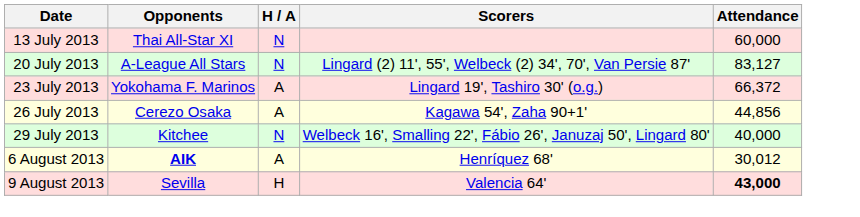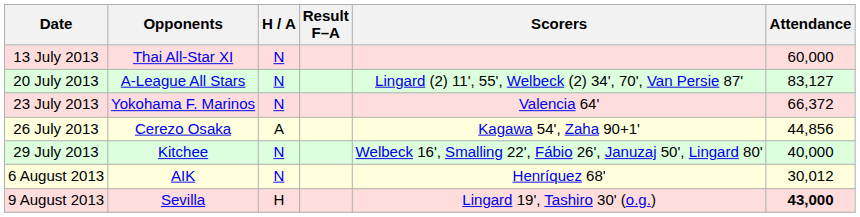+ column: (326, 24)
(279, 87) A -> (279, 104) N
(506, 87) Lingard 19', Tashiro 30' (o.g.) -> (559, 104) Valencia 64'
(183, 159) bold -> (183, 176) normal
(279, 159) A -> (279, 176) N
(506, 183) Valencia 64' -> (559, 200) Lingard 19', Tashiro 30' (o.g.)
